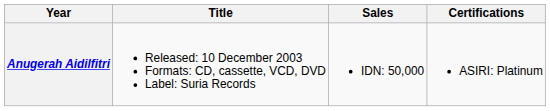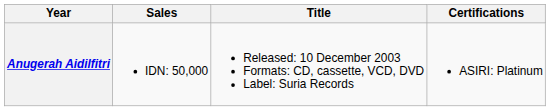columns swapped: (221, 13) <-> (378, 13)
